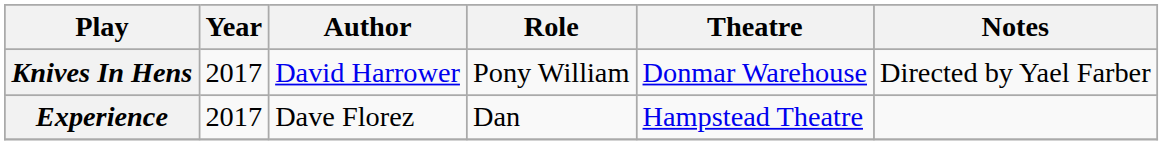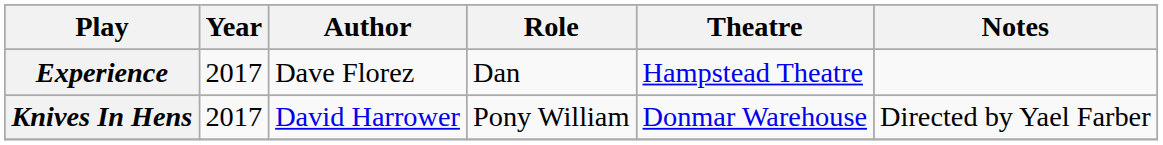rows swapped: (102, 116) <-> (102, 71)
